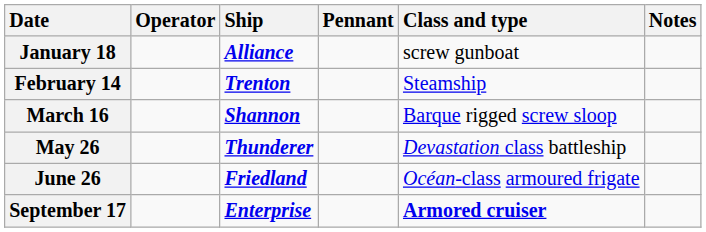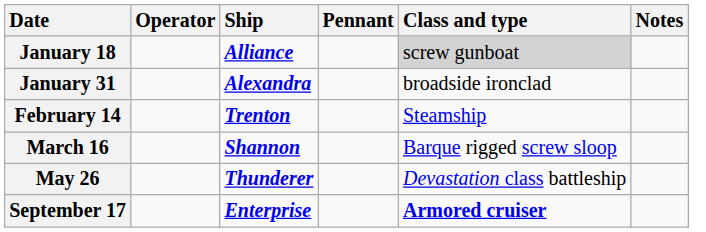(461, 52) no background -> (461, 52) lightgrey background
+ row: (68, 83)
- row: (68, 178)
